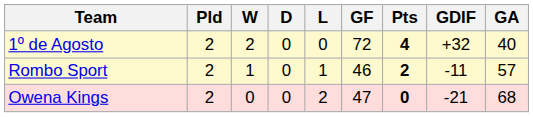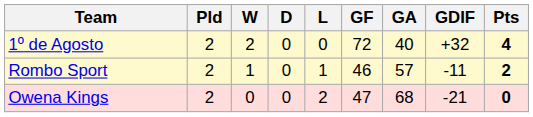columns swapped: (507, 17) <-> (405, 17)
